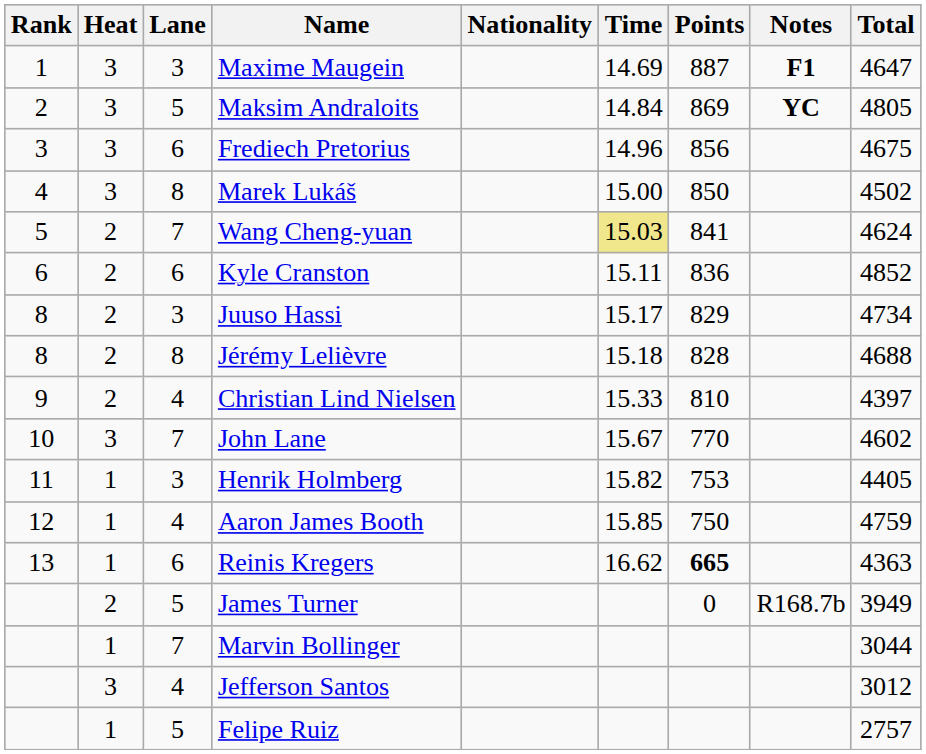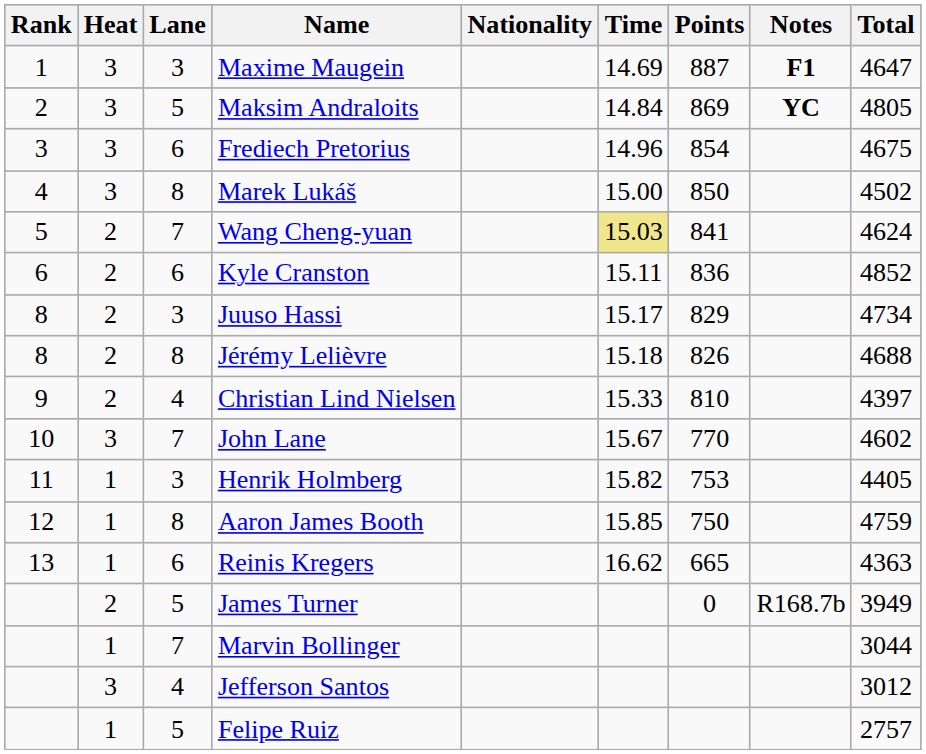(710, 149) 856 -> (710, 149) 854
(710, 356) 828 -> (710, 356) 826
(178, 521) 4 -> (178, 521) 8
(710, 562) bold -> (710, 562) normal
